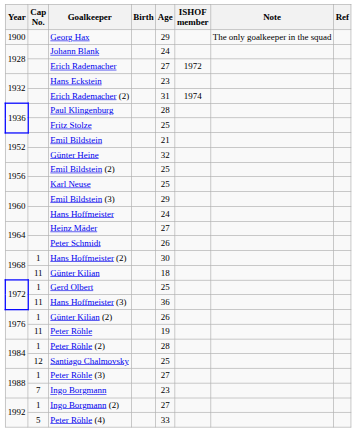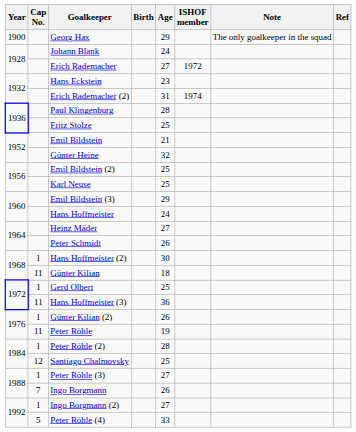(165, 390) 23 -> (165, 390) 26
